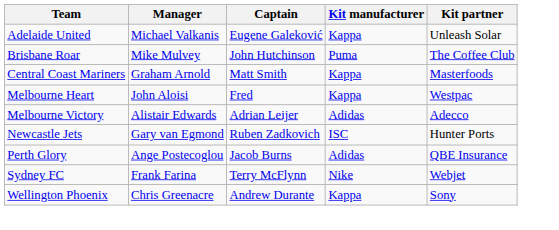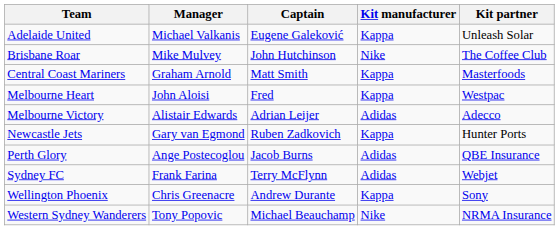(343, 54) Puma -> (373, 54) Nike
(338, 134) ISC -> (377, 134) Kappa
(341, 174) Nike -> (378, 174) Adidas
+ row: (77, 214)
